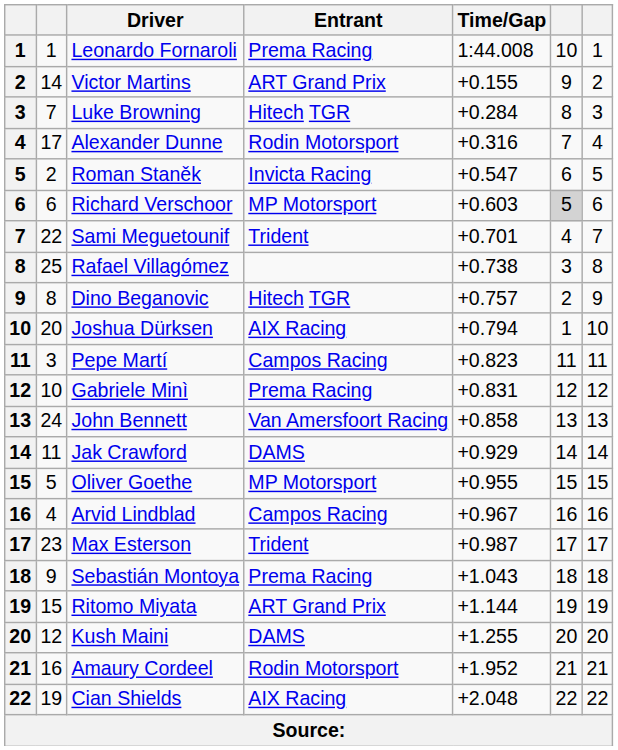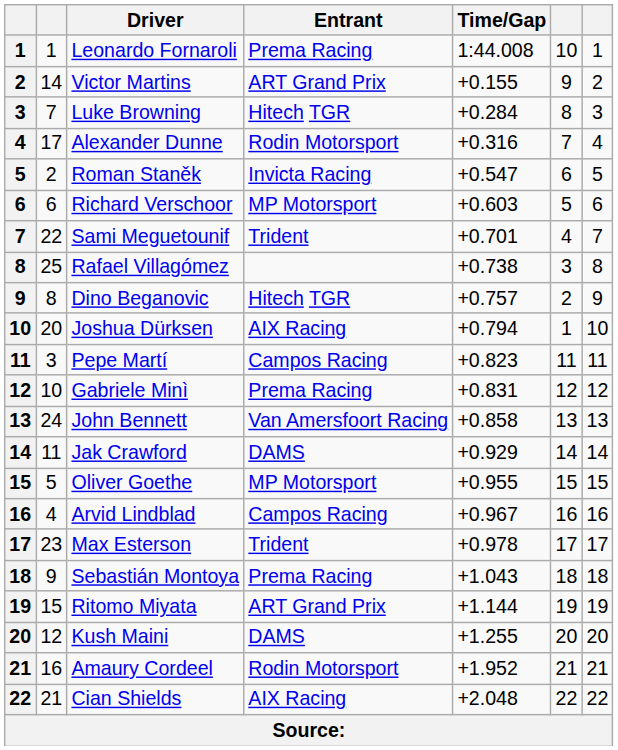(566, 205) lightgrey background -> (566, 205) no background
(488, 545) +0.987 -> (488, 545) +0.978
(51, 699) 19 -> (51, 699) 21
